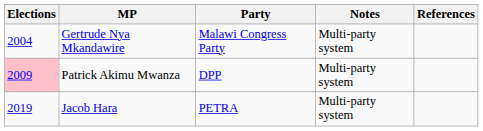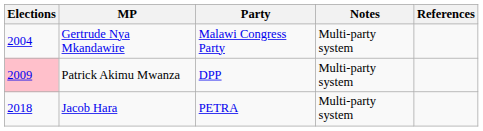(20, 108) 2019 -> (20, 108) 2018
